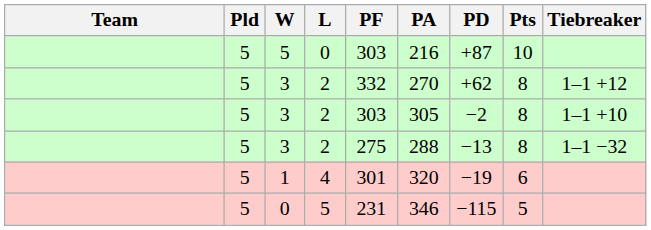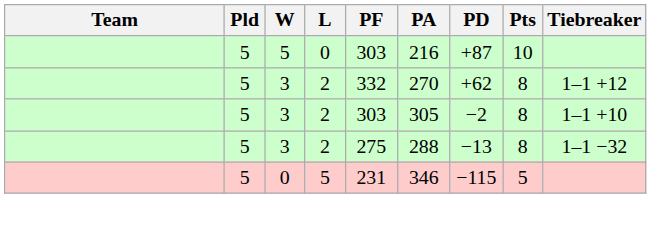- row: (285, 177)
